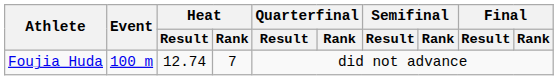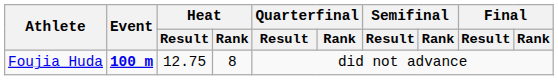(132, 62) normal -> (132, 62) bold
(185, 62) 12.74 -> (185, 62) 12.75
(232, 62) 7 -> (232, 62) 8
